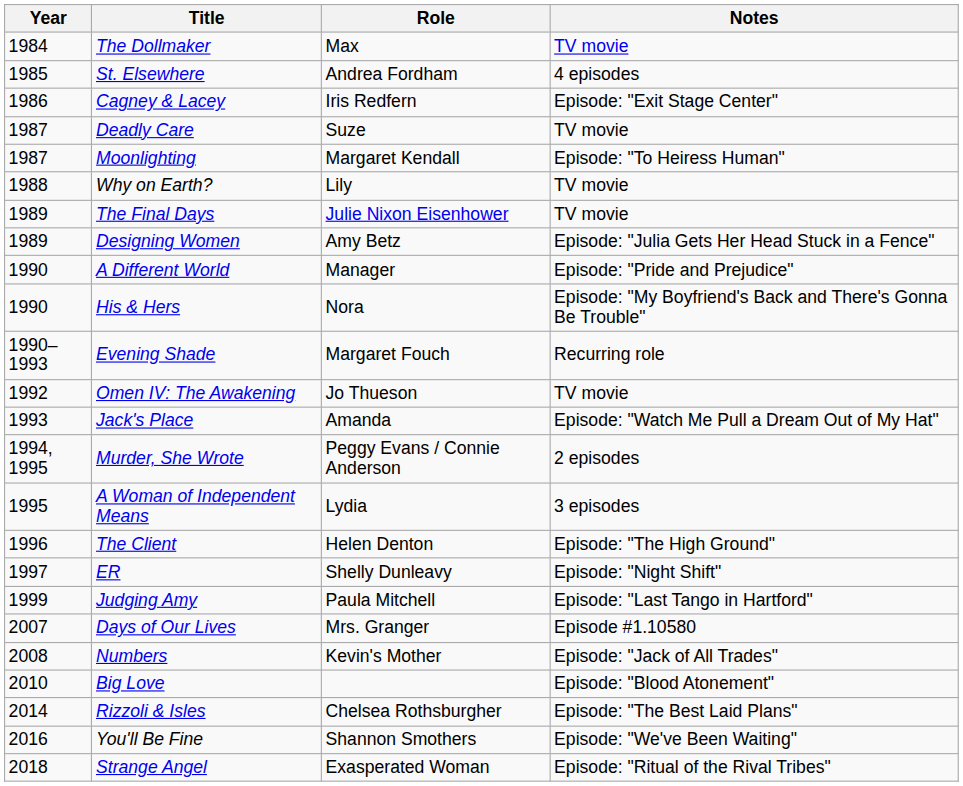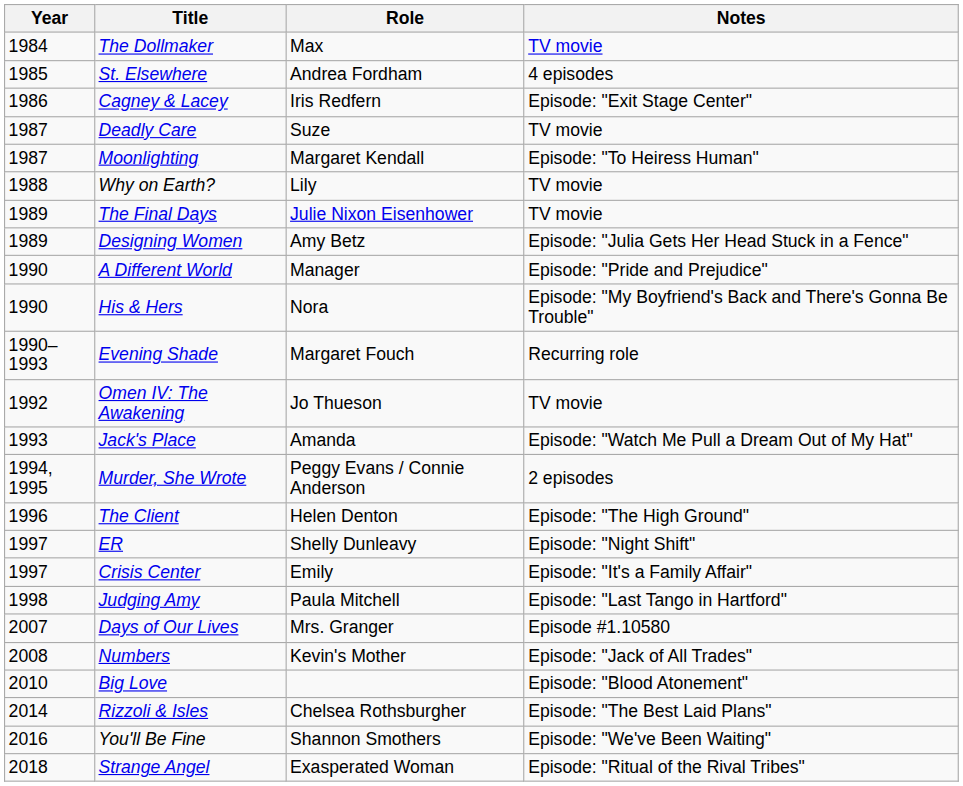- row: (195, 506)
+ row: (149, 572)
(28, 600) 1999 -> (28, 600) 1998
